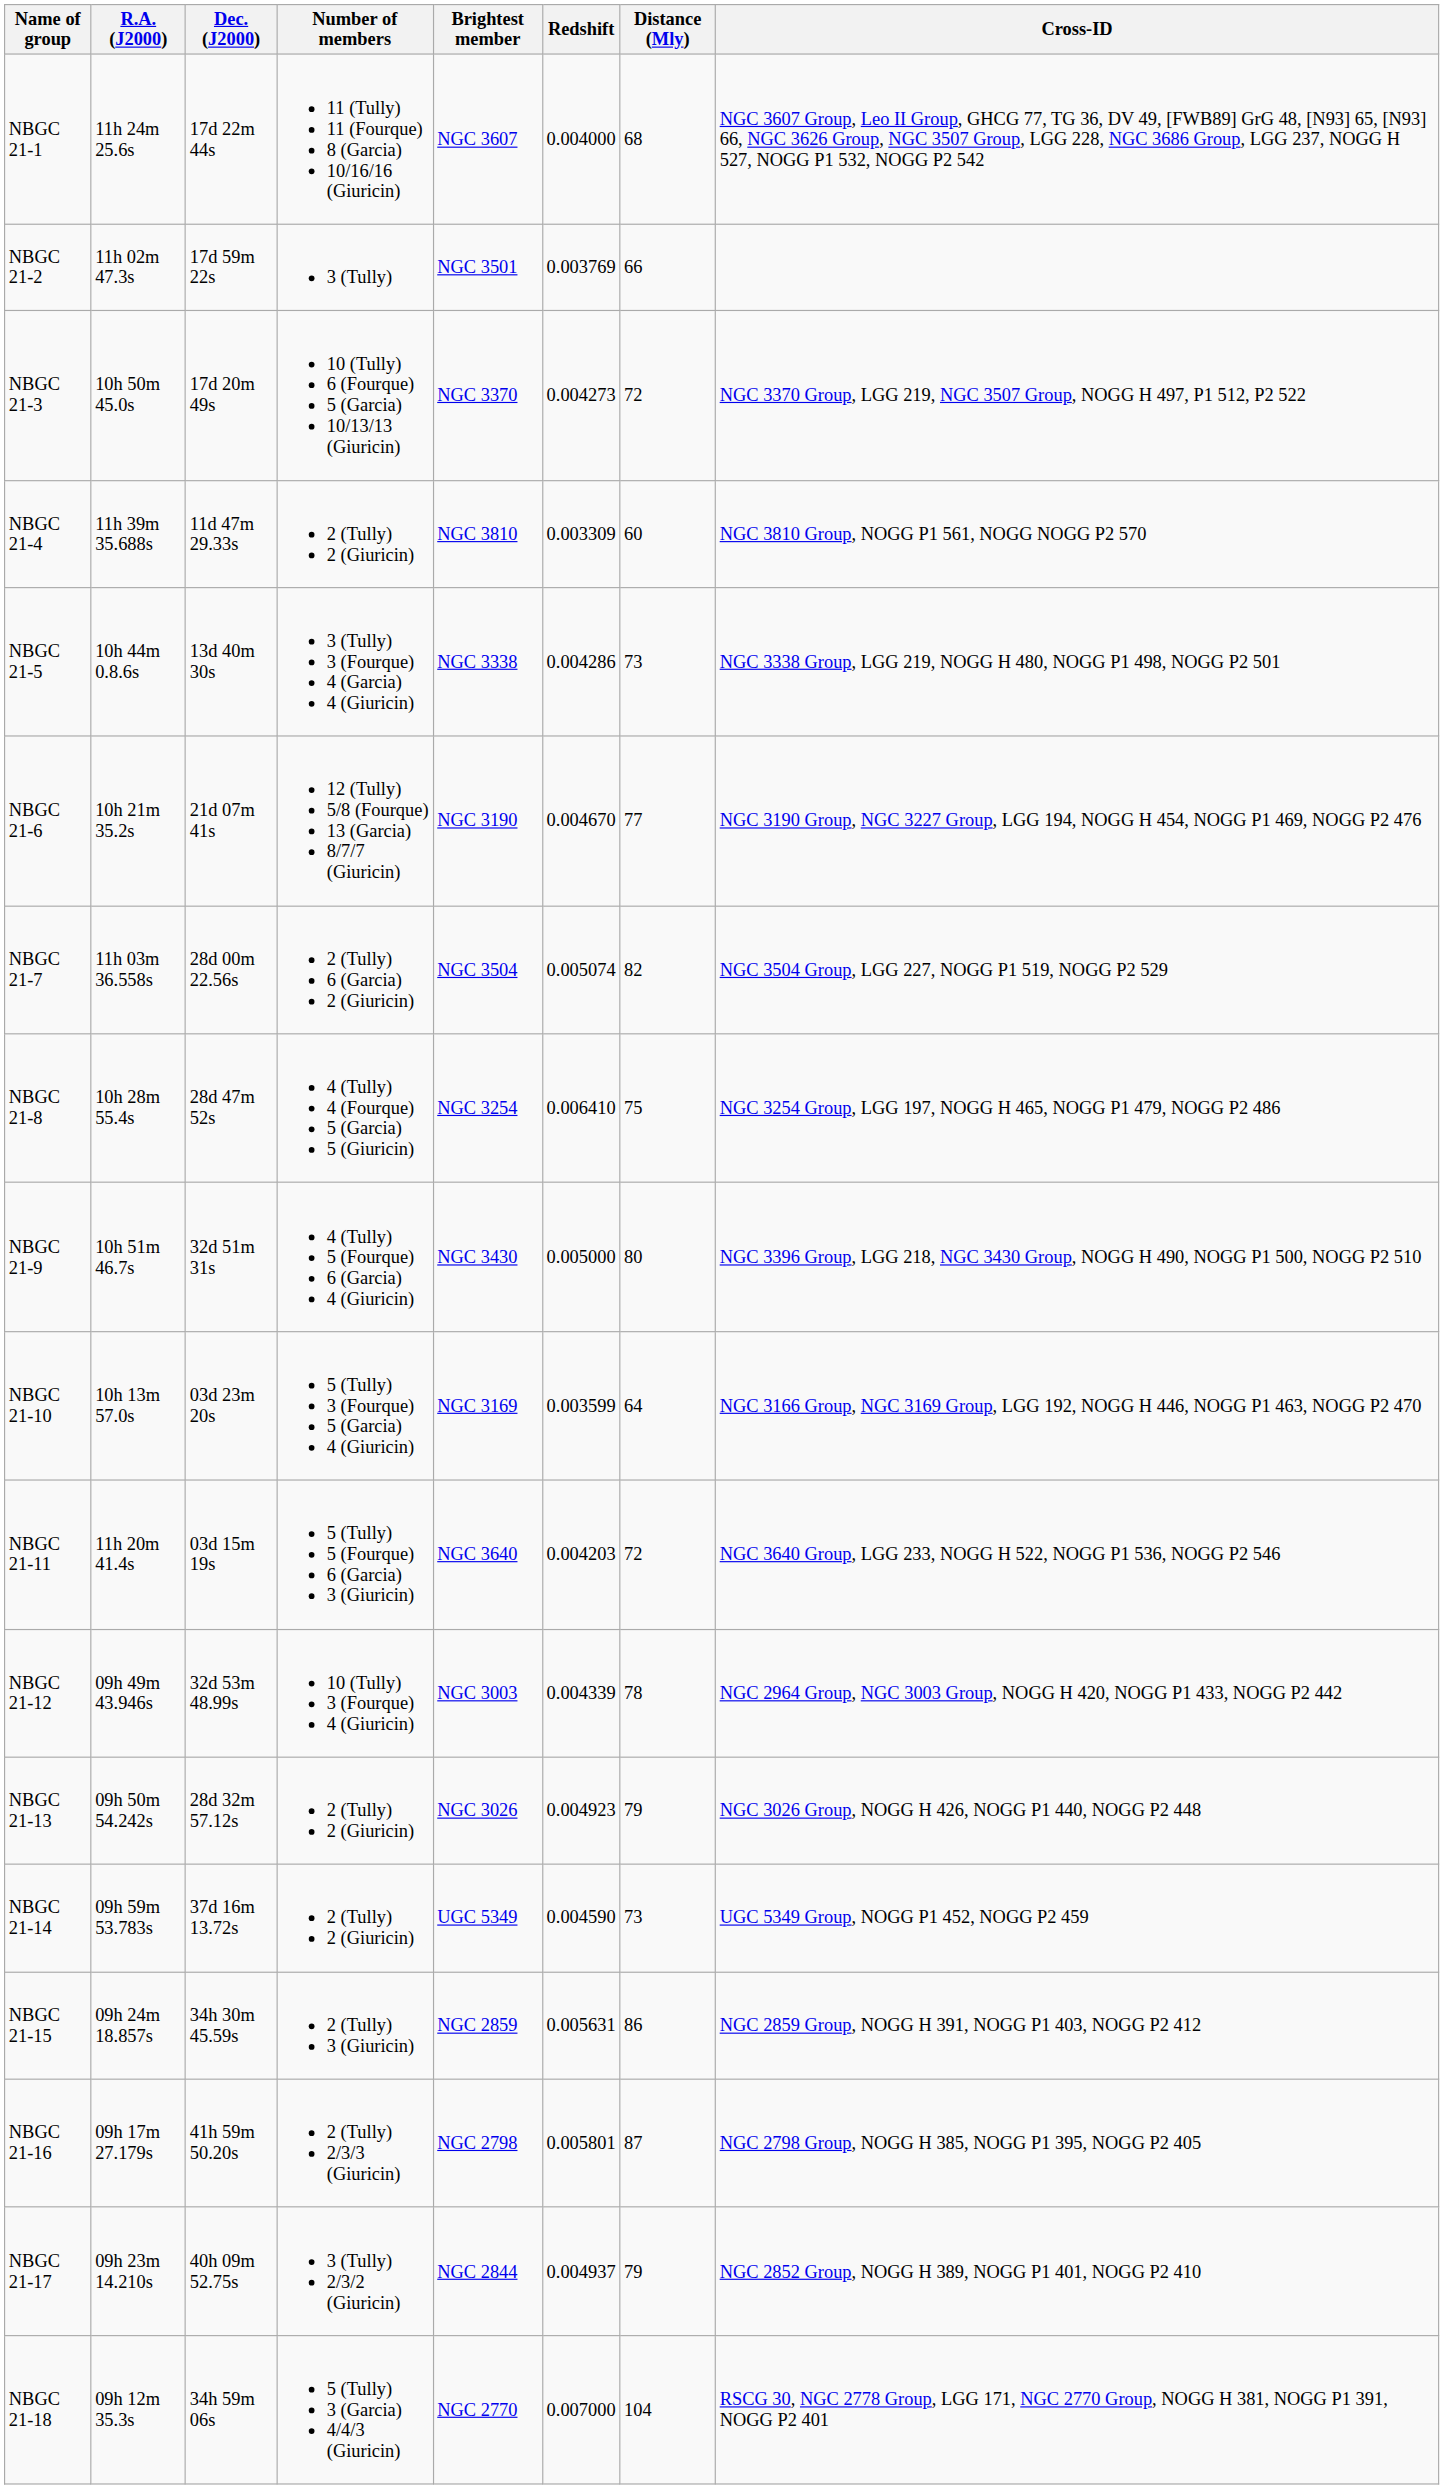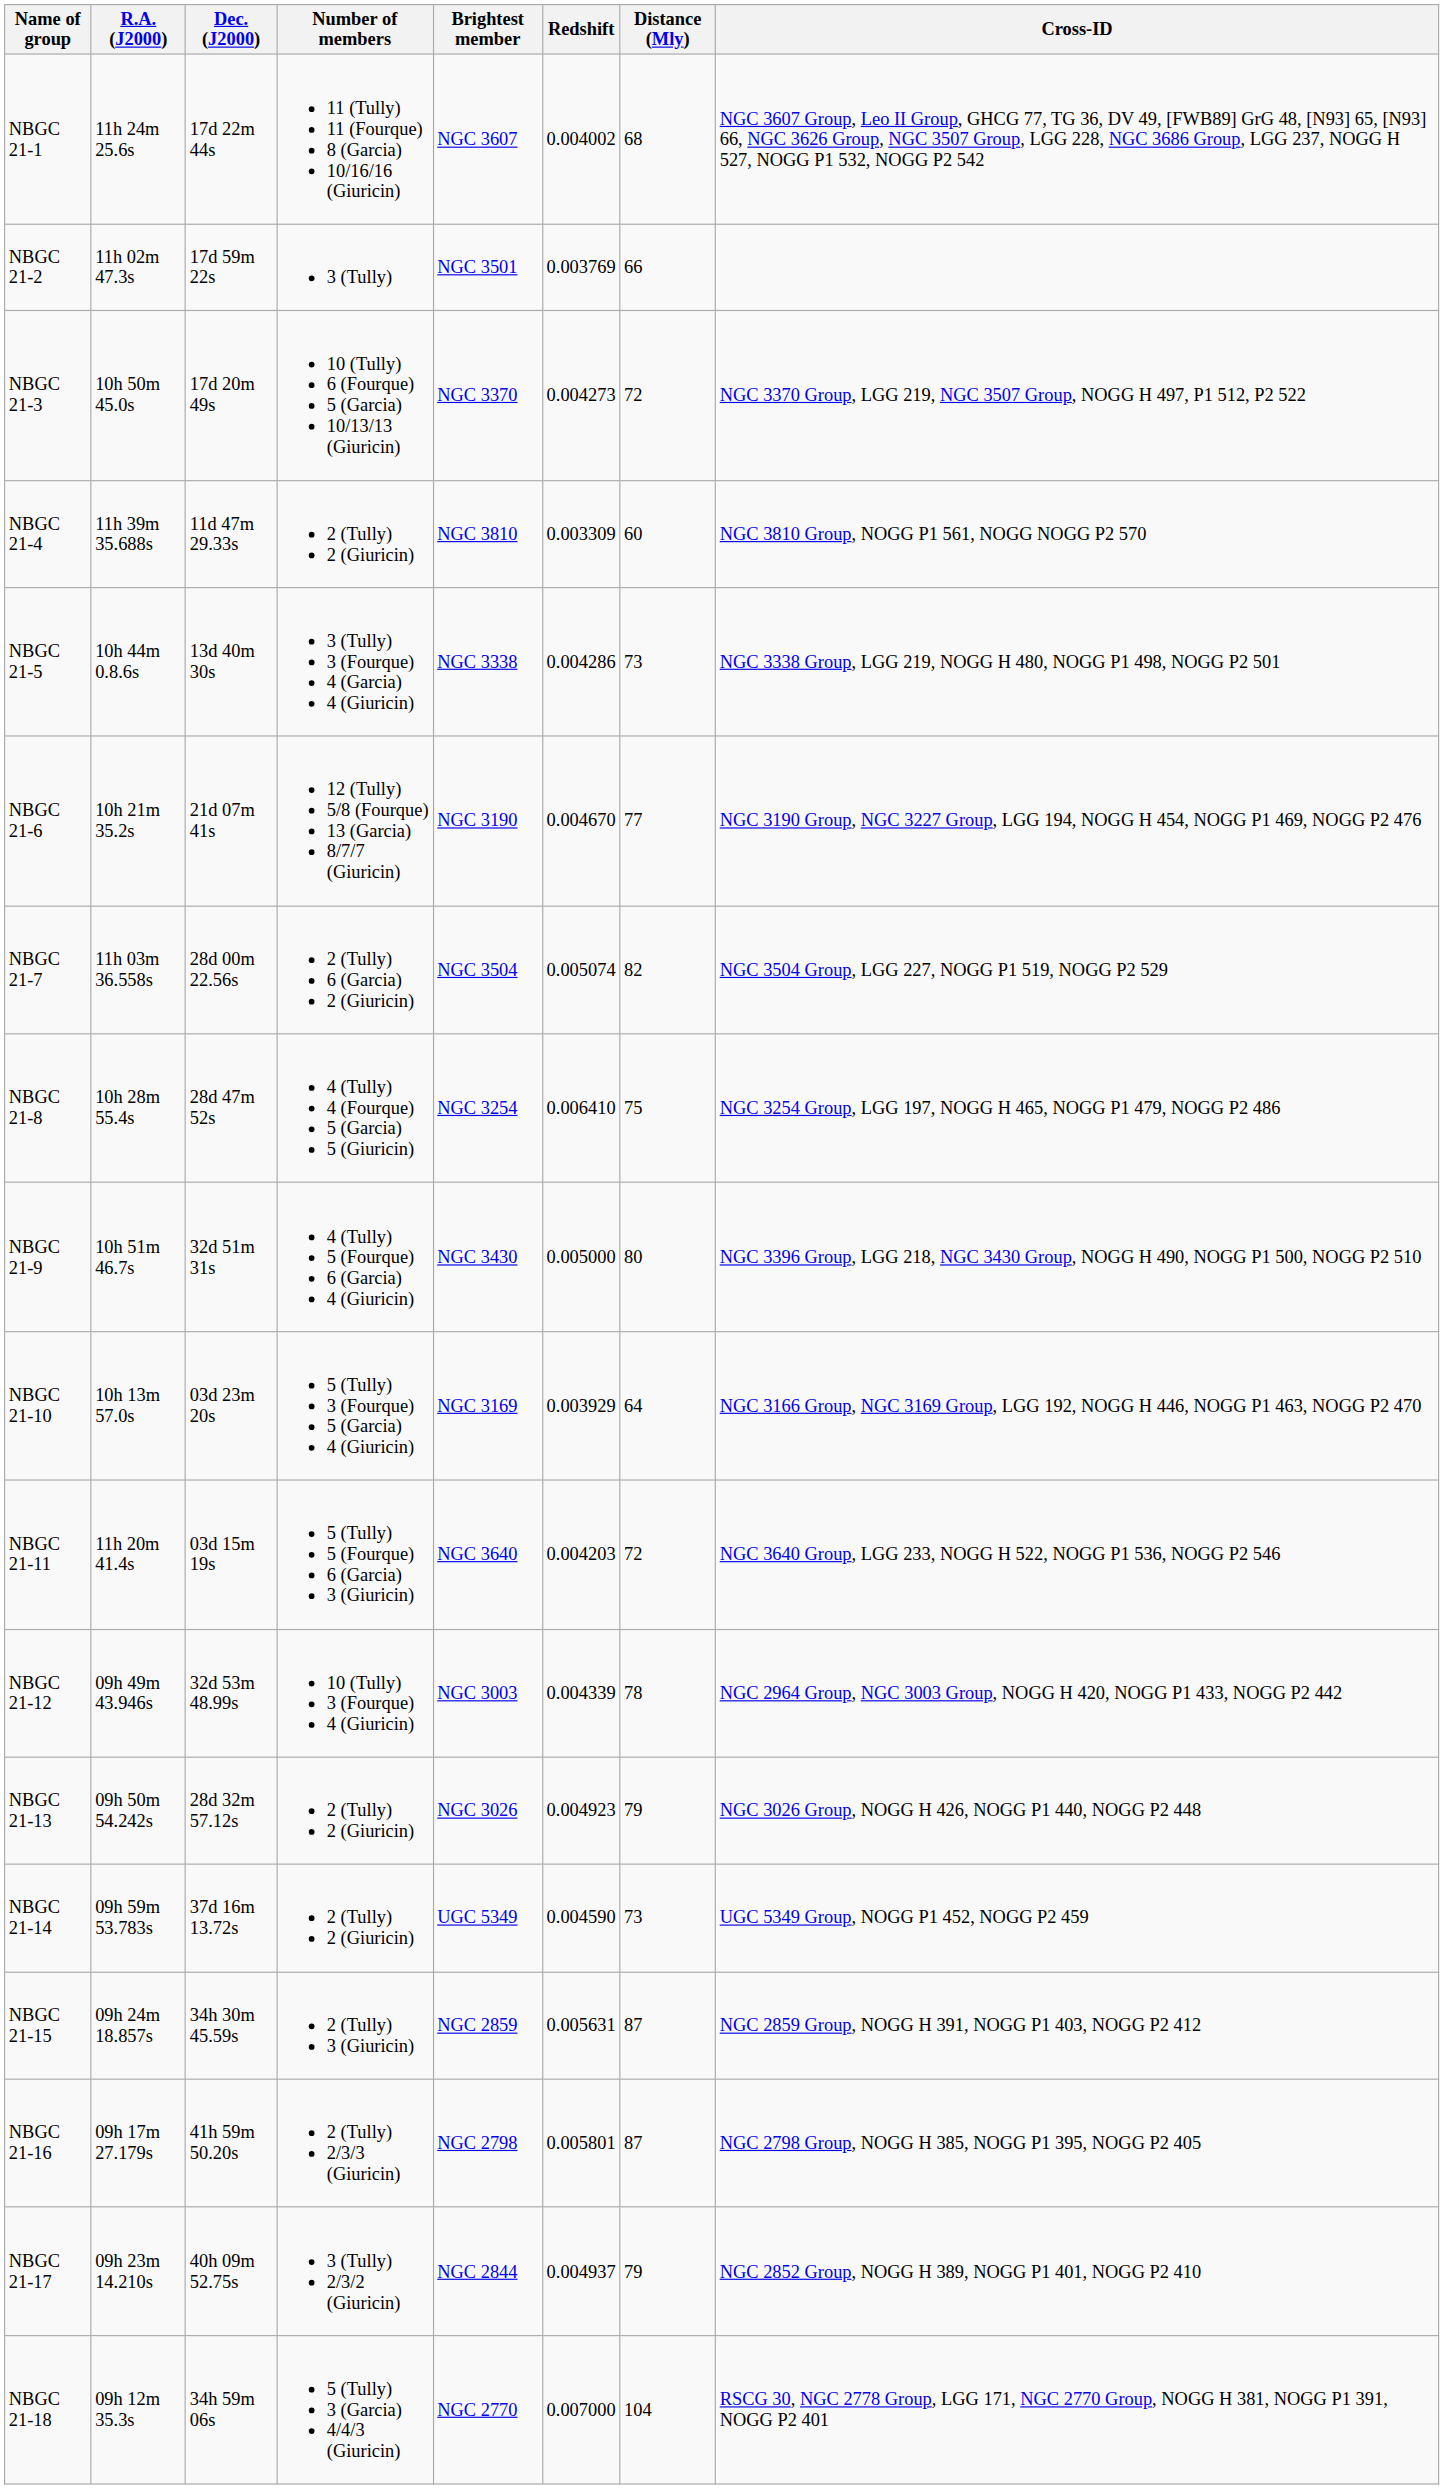(581, 139) 0.004000 -> (581, 139) 0.004002
(581, 1405) 0.003599 -> (581, 1405) 0.003929
(633, 2025) 86 -> (633, 2025) 87
